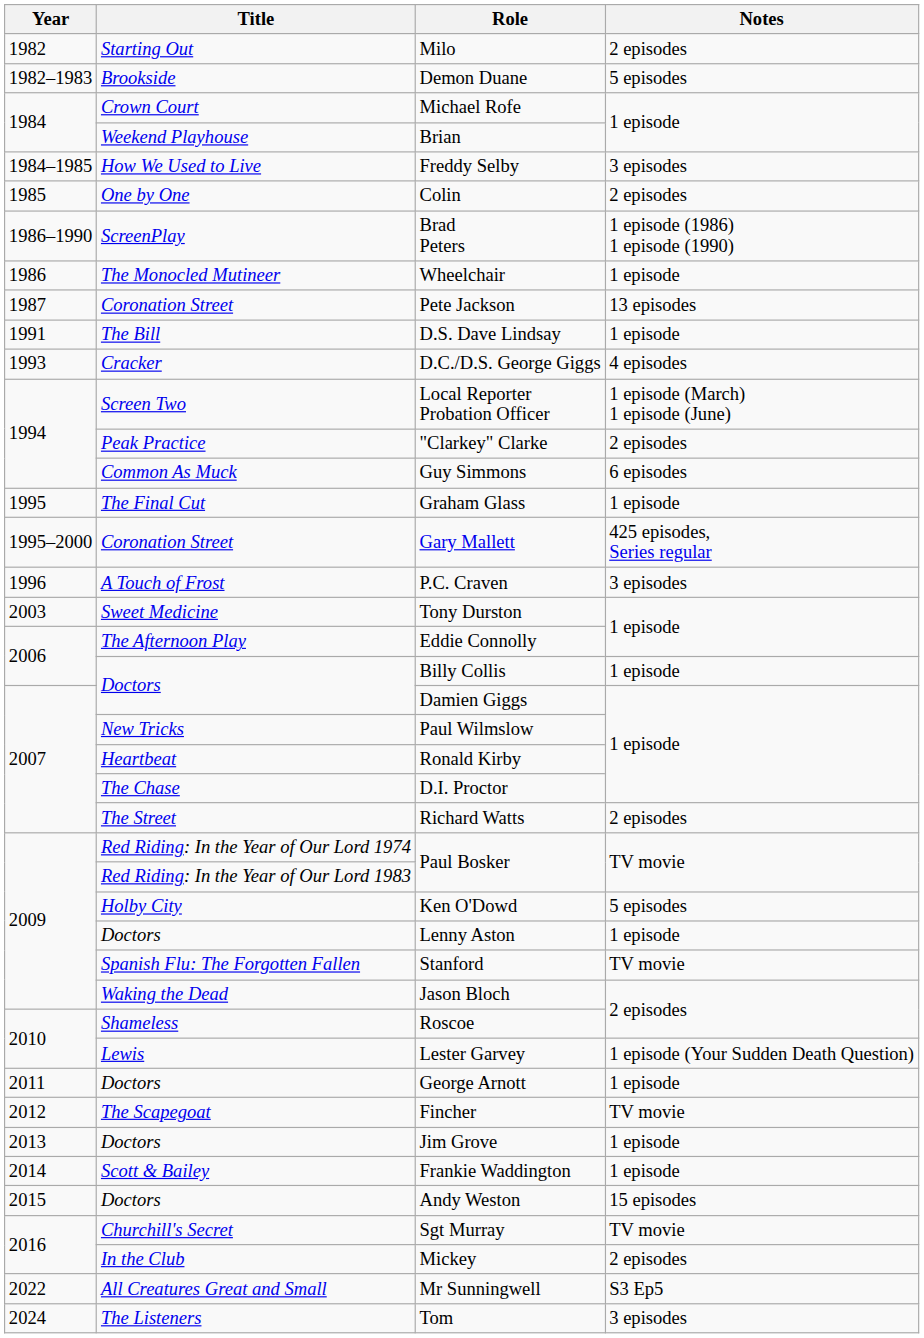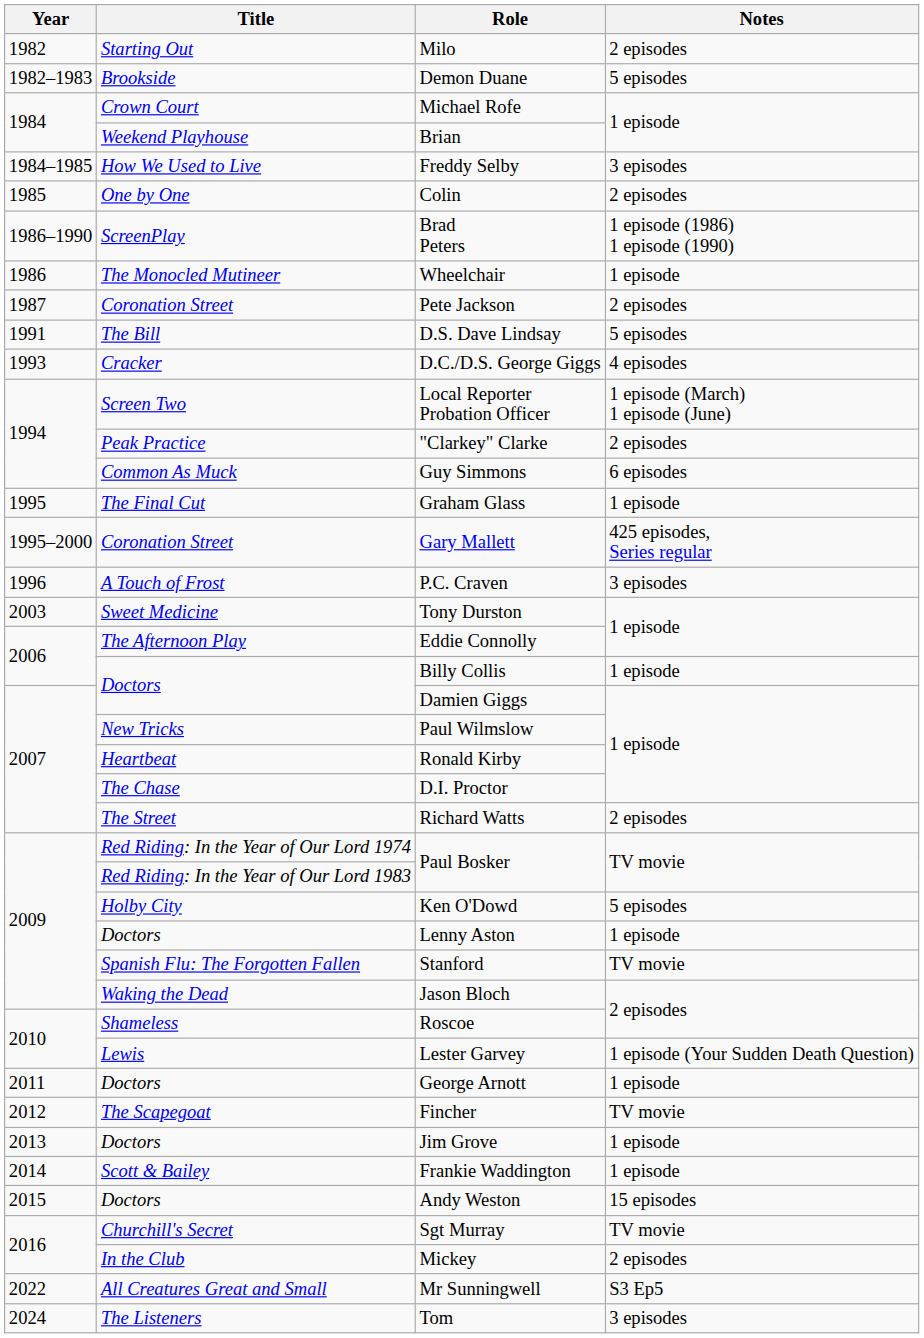(653, 305) 13 episodes -> (648, 305) 2 episodes
(645, 334) 1 episode -> (648, 334) 5 episodes
